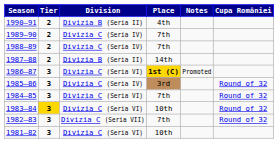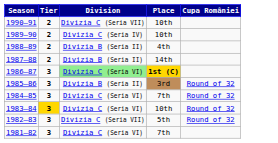- column: (197, 10)
(103, 22) Divizia B (Seria II) -> (103, 22) Divizia C (Seria VII)
(164, 22) 4th -> (164, 22) 10th
(164, 34) 7th -> (164, 34) 10th
(103, 47) Divizia C (Seria IV) -> (103, 47) Divizia B (Seria II)
(164, 47) 7th -> (164, 47) 4th
(103, 71) no background -> (103, 71) lightgreen background
(103, 83) Divizia C (Seria IV) -> (103, 83) Divizia B (Seria II)
(164, 120) 7th -> (164, 120) 5th
(164, 132) 10th -> (164, 132) 7th
